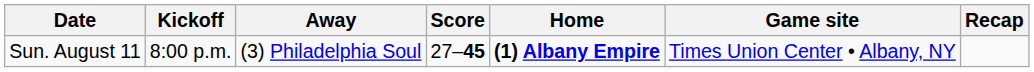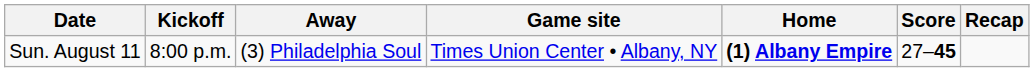columns swapped: (458, 20) <-> (812, 20)
